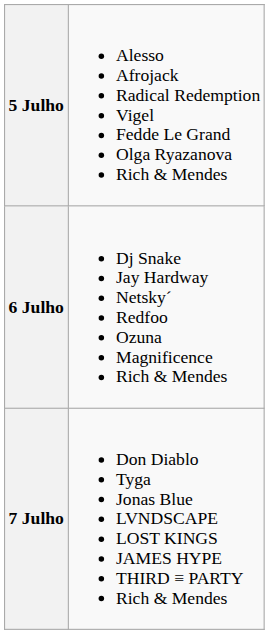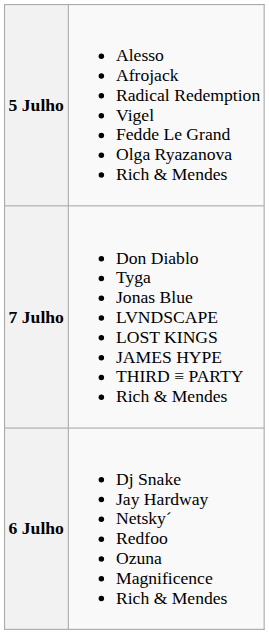rows swapped: (36, 307) <-> (36, 518)
